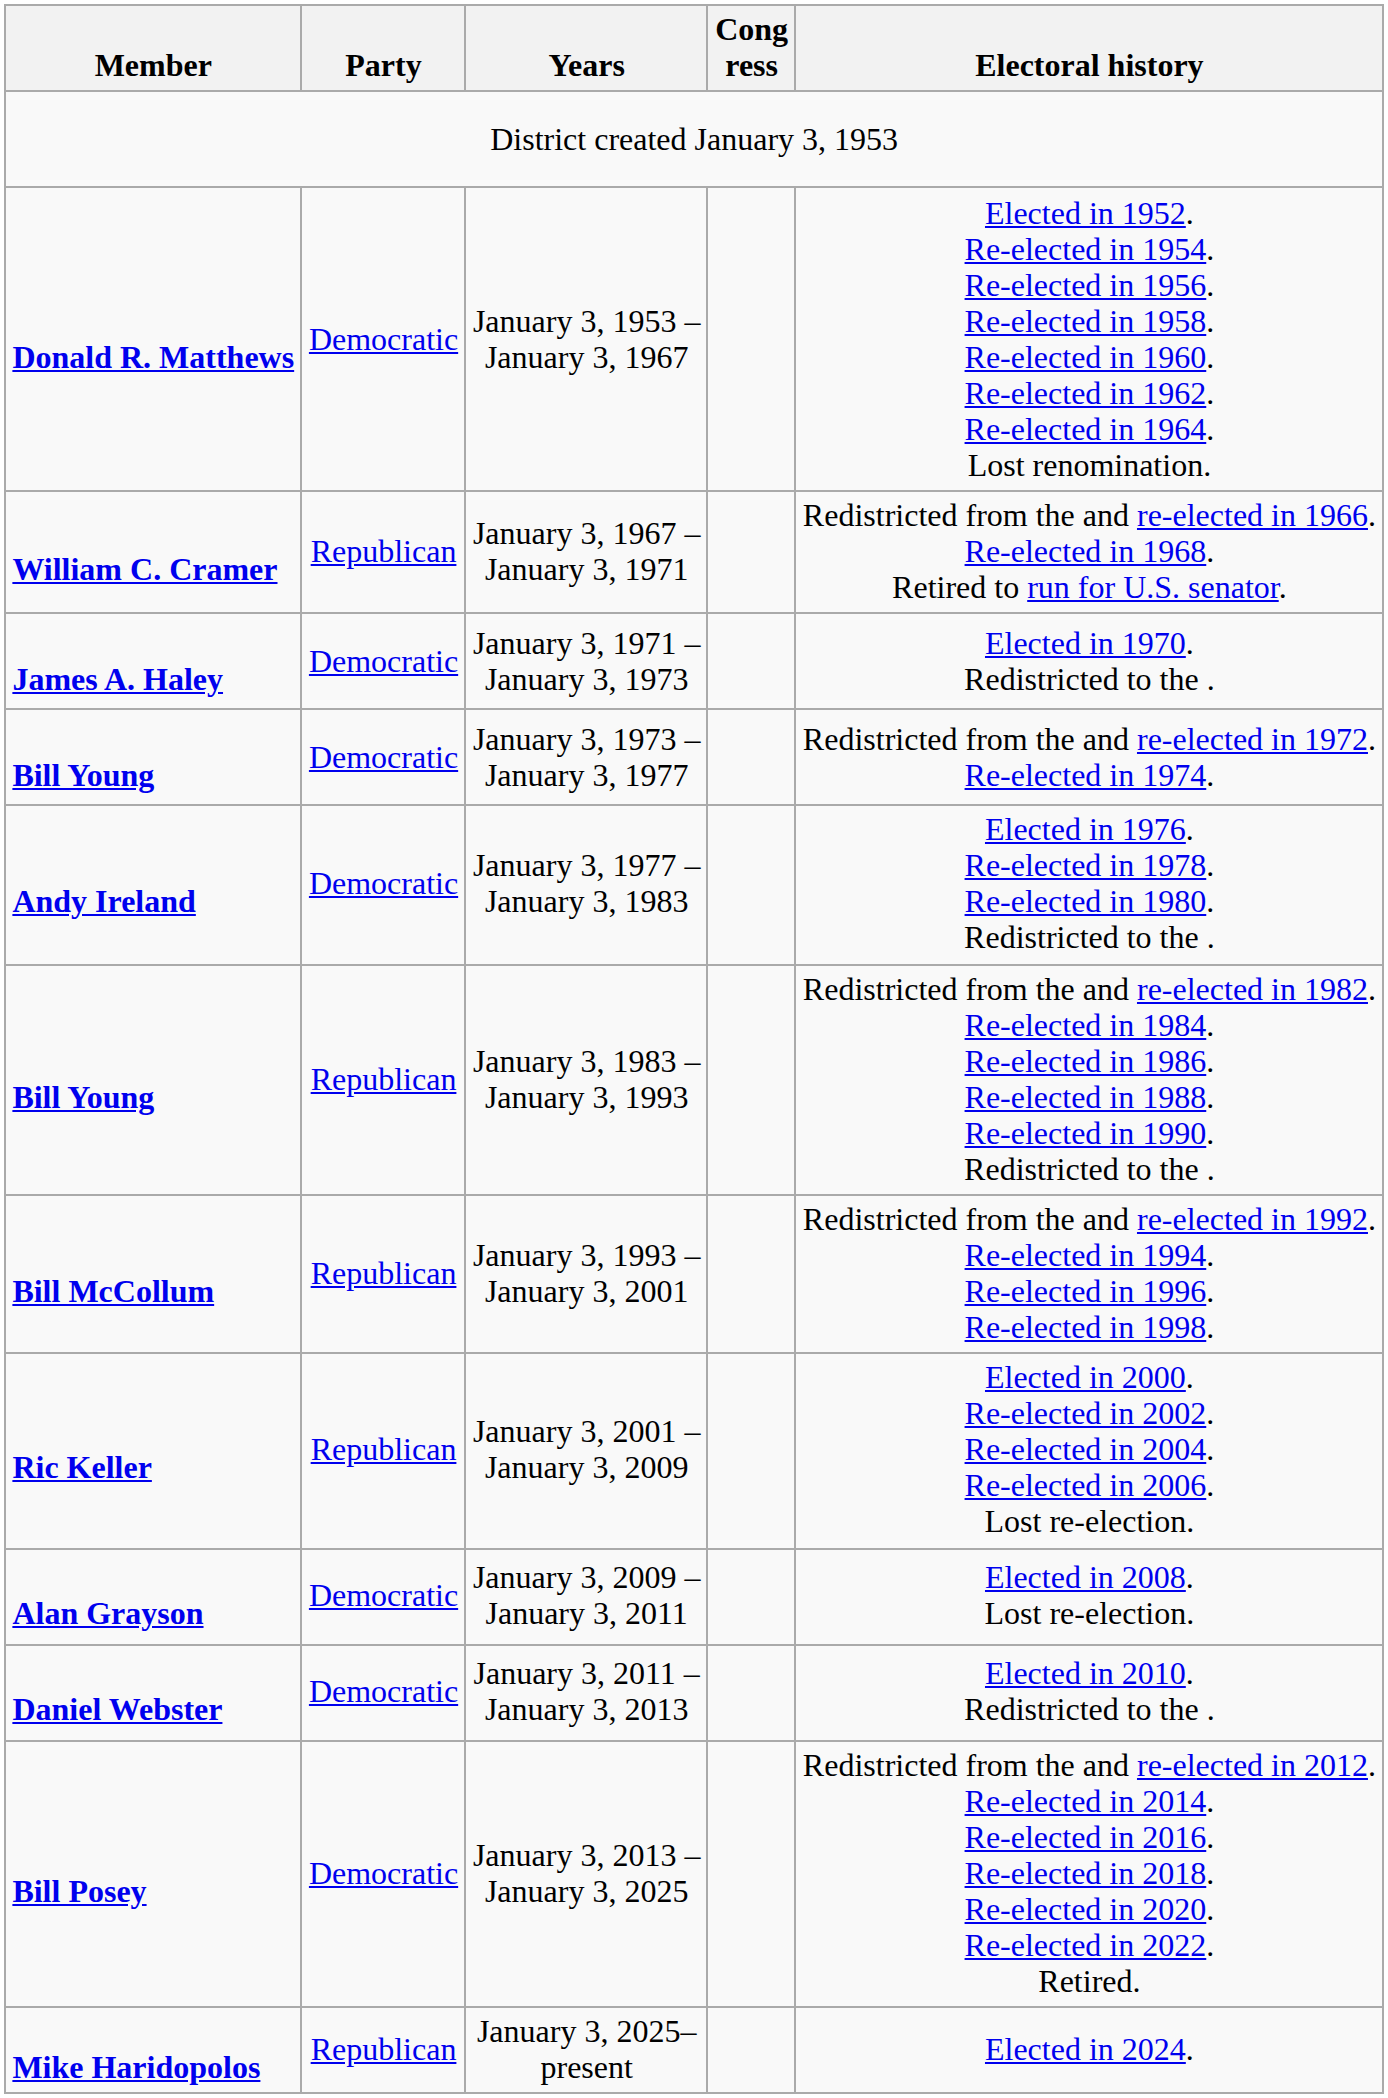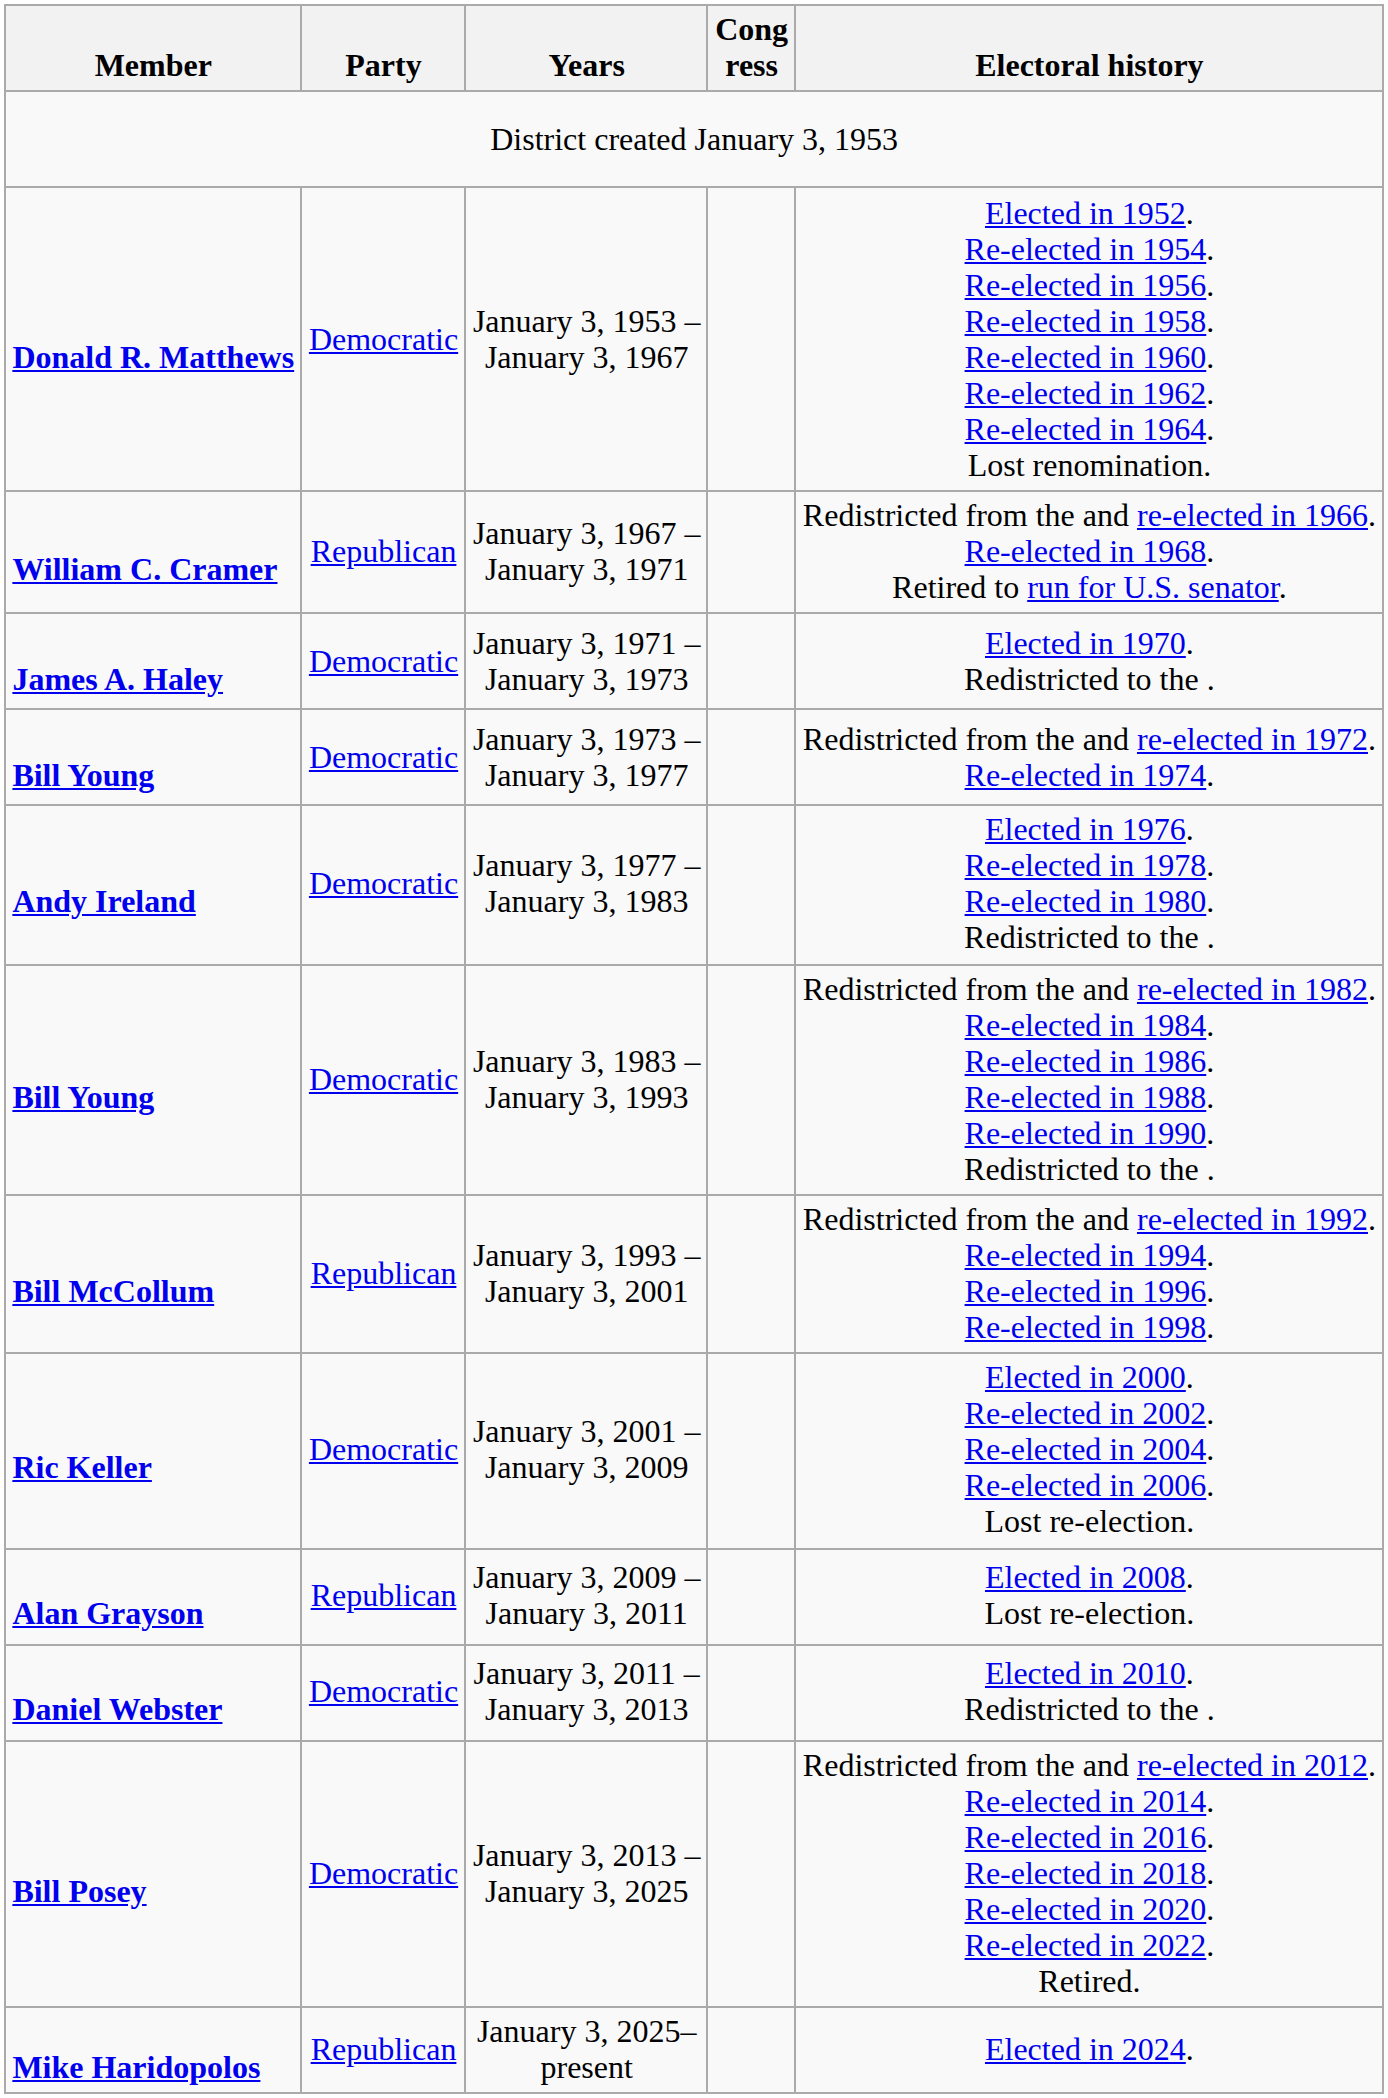(384, 1078) Republican -> (384, 1078) Democratic
(384, 1450) Republican -> (384, 1450) Democratic
(384, 1595) Democratic -> (384, 1595) Republican
